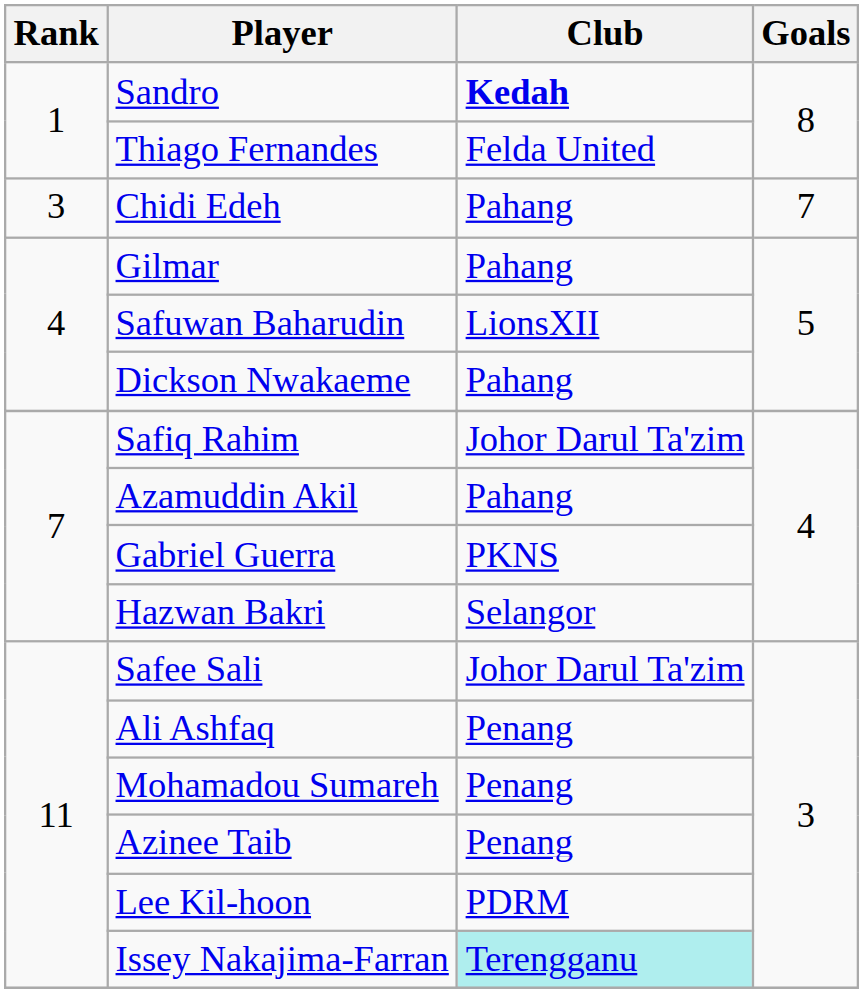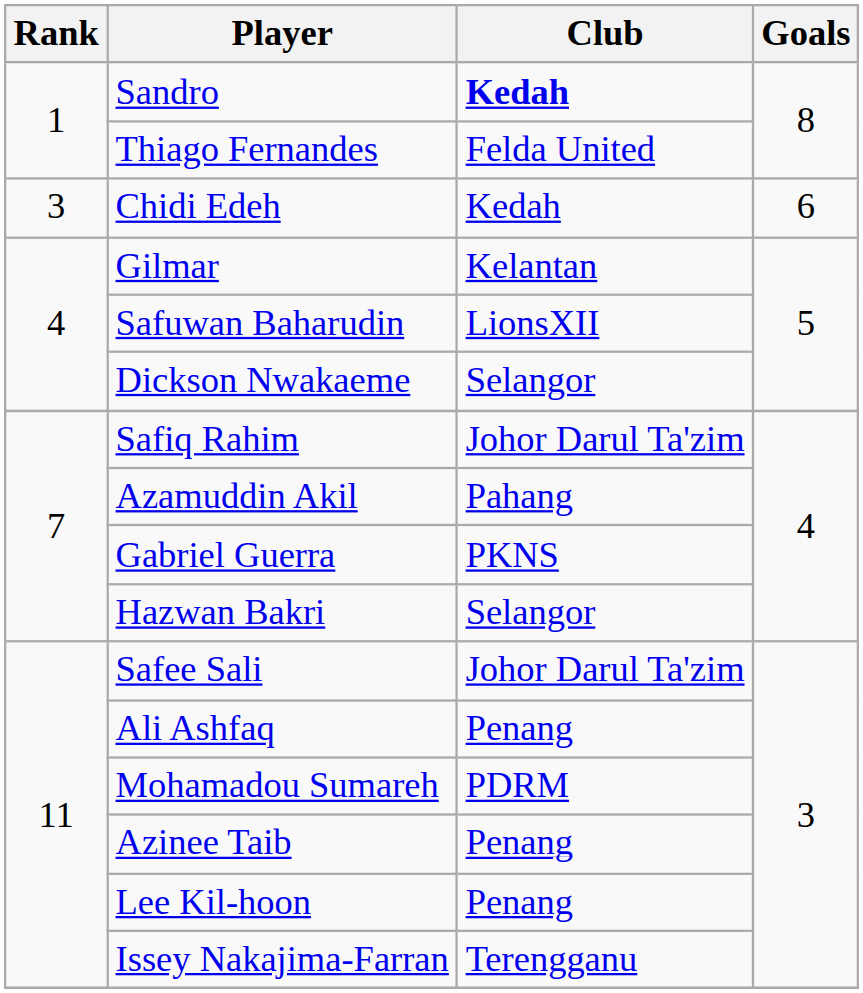(519, 206) Pahang -> (513, 206) Kedah
(806, 206) 7 -> (806, 206) 6
(519, 264) Pahang -> (531, 264) Kelantan
(519, 380) Pahang -> (530, 380) Selangor
(519, 785) Penang -> (517, 785) PDRM
(517, 901) PDRM -> (519, 901) Penang
(551, 959) paleturquoise background -> (551, 959) no background
